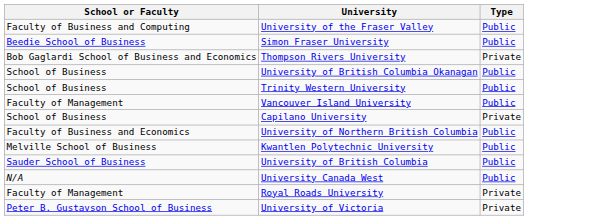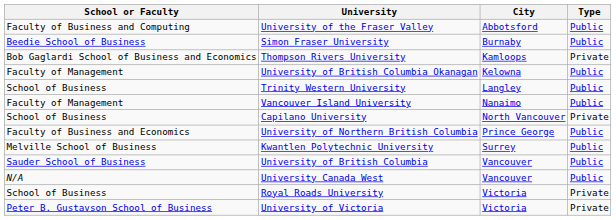+ column: (524, 12)
(57, 72) School of Business -> (65, 72) Faculty of Management
(65, 192) Faculty of Management -> (57, 192) School of Business
